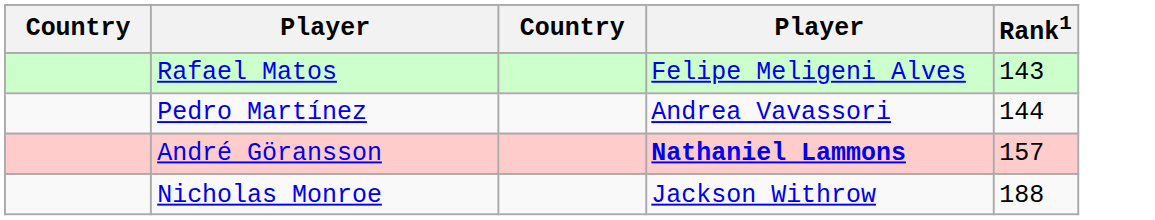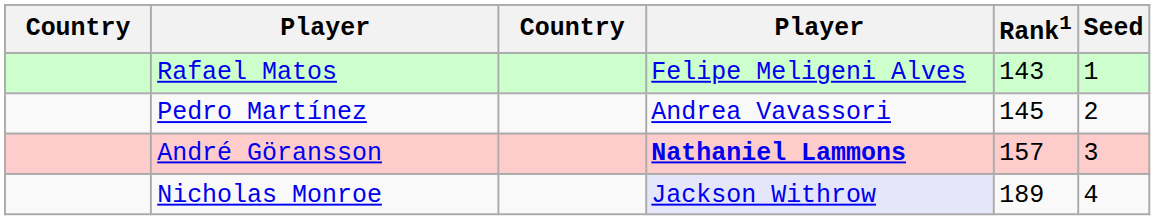+ column: (1113, 28)
(1022, 113) 144 -> (1022, 113) 145
(764, 194) no background -> (764, 194) lavender background
(1022, 194) 188 -> (1022, 194) 189
